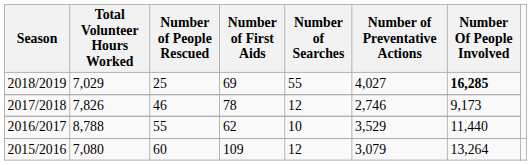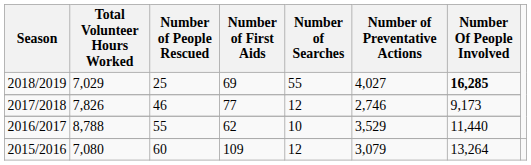(230, 105) 78 -> (230, 105) 77
